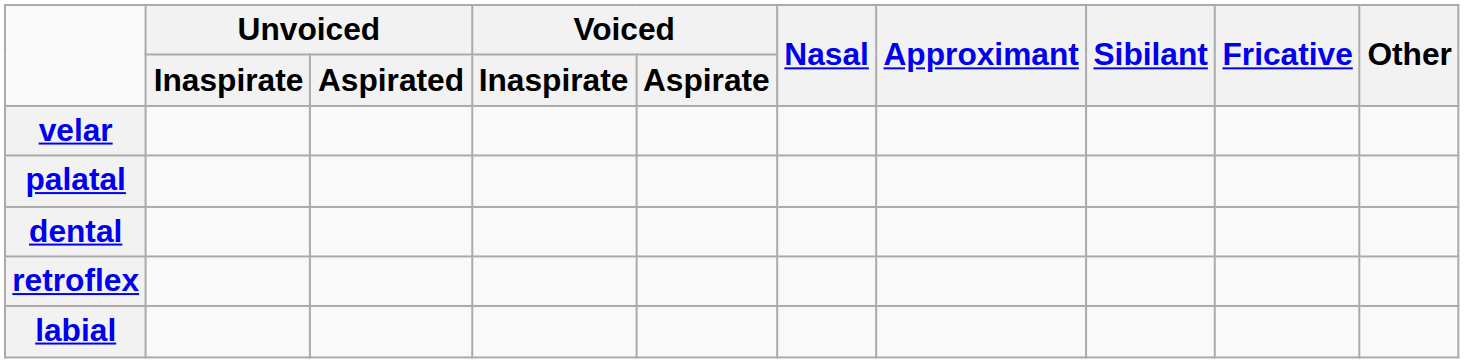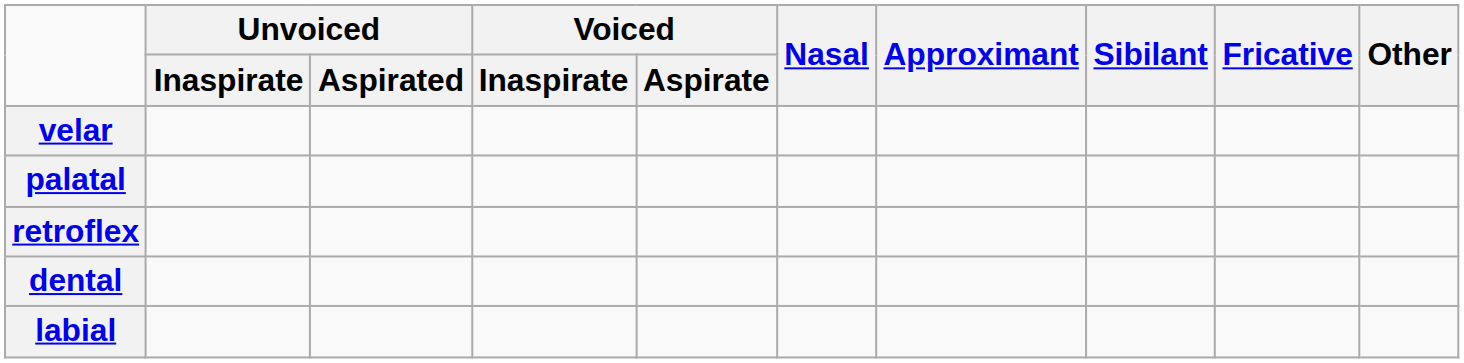rows swapped: (76, 280) <-> (76, 230)
